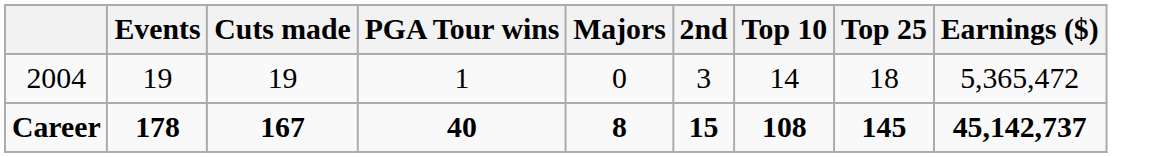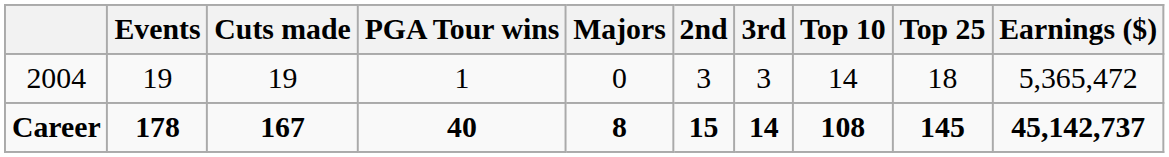+ column: (764, 29)
